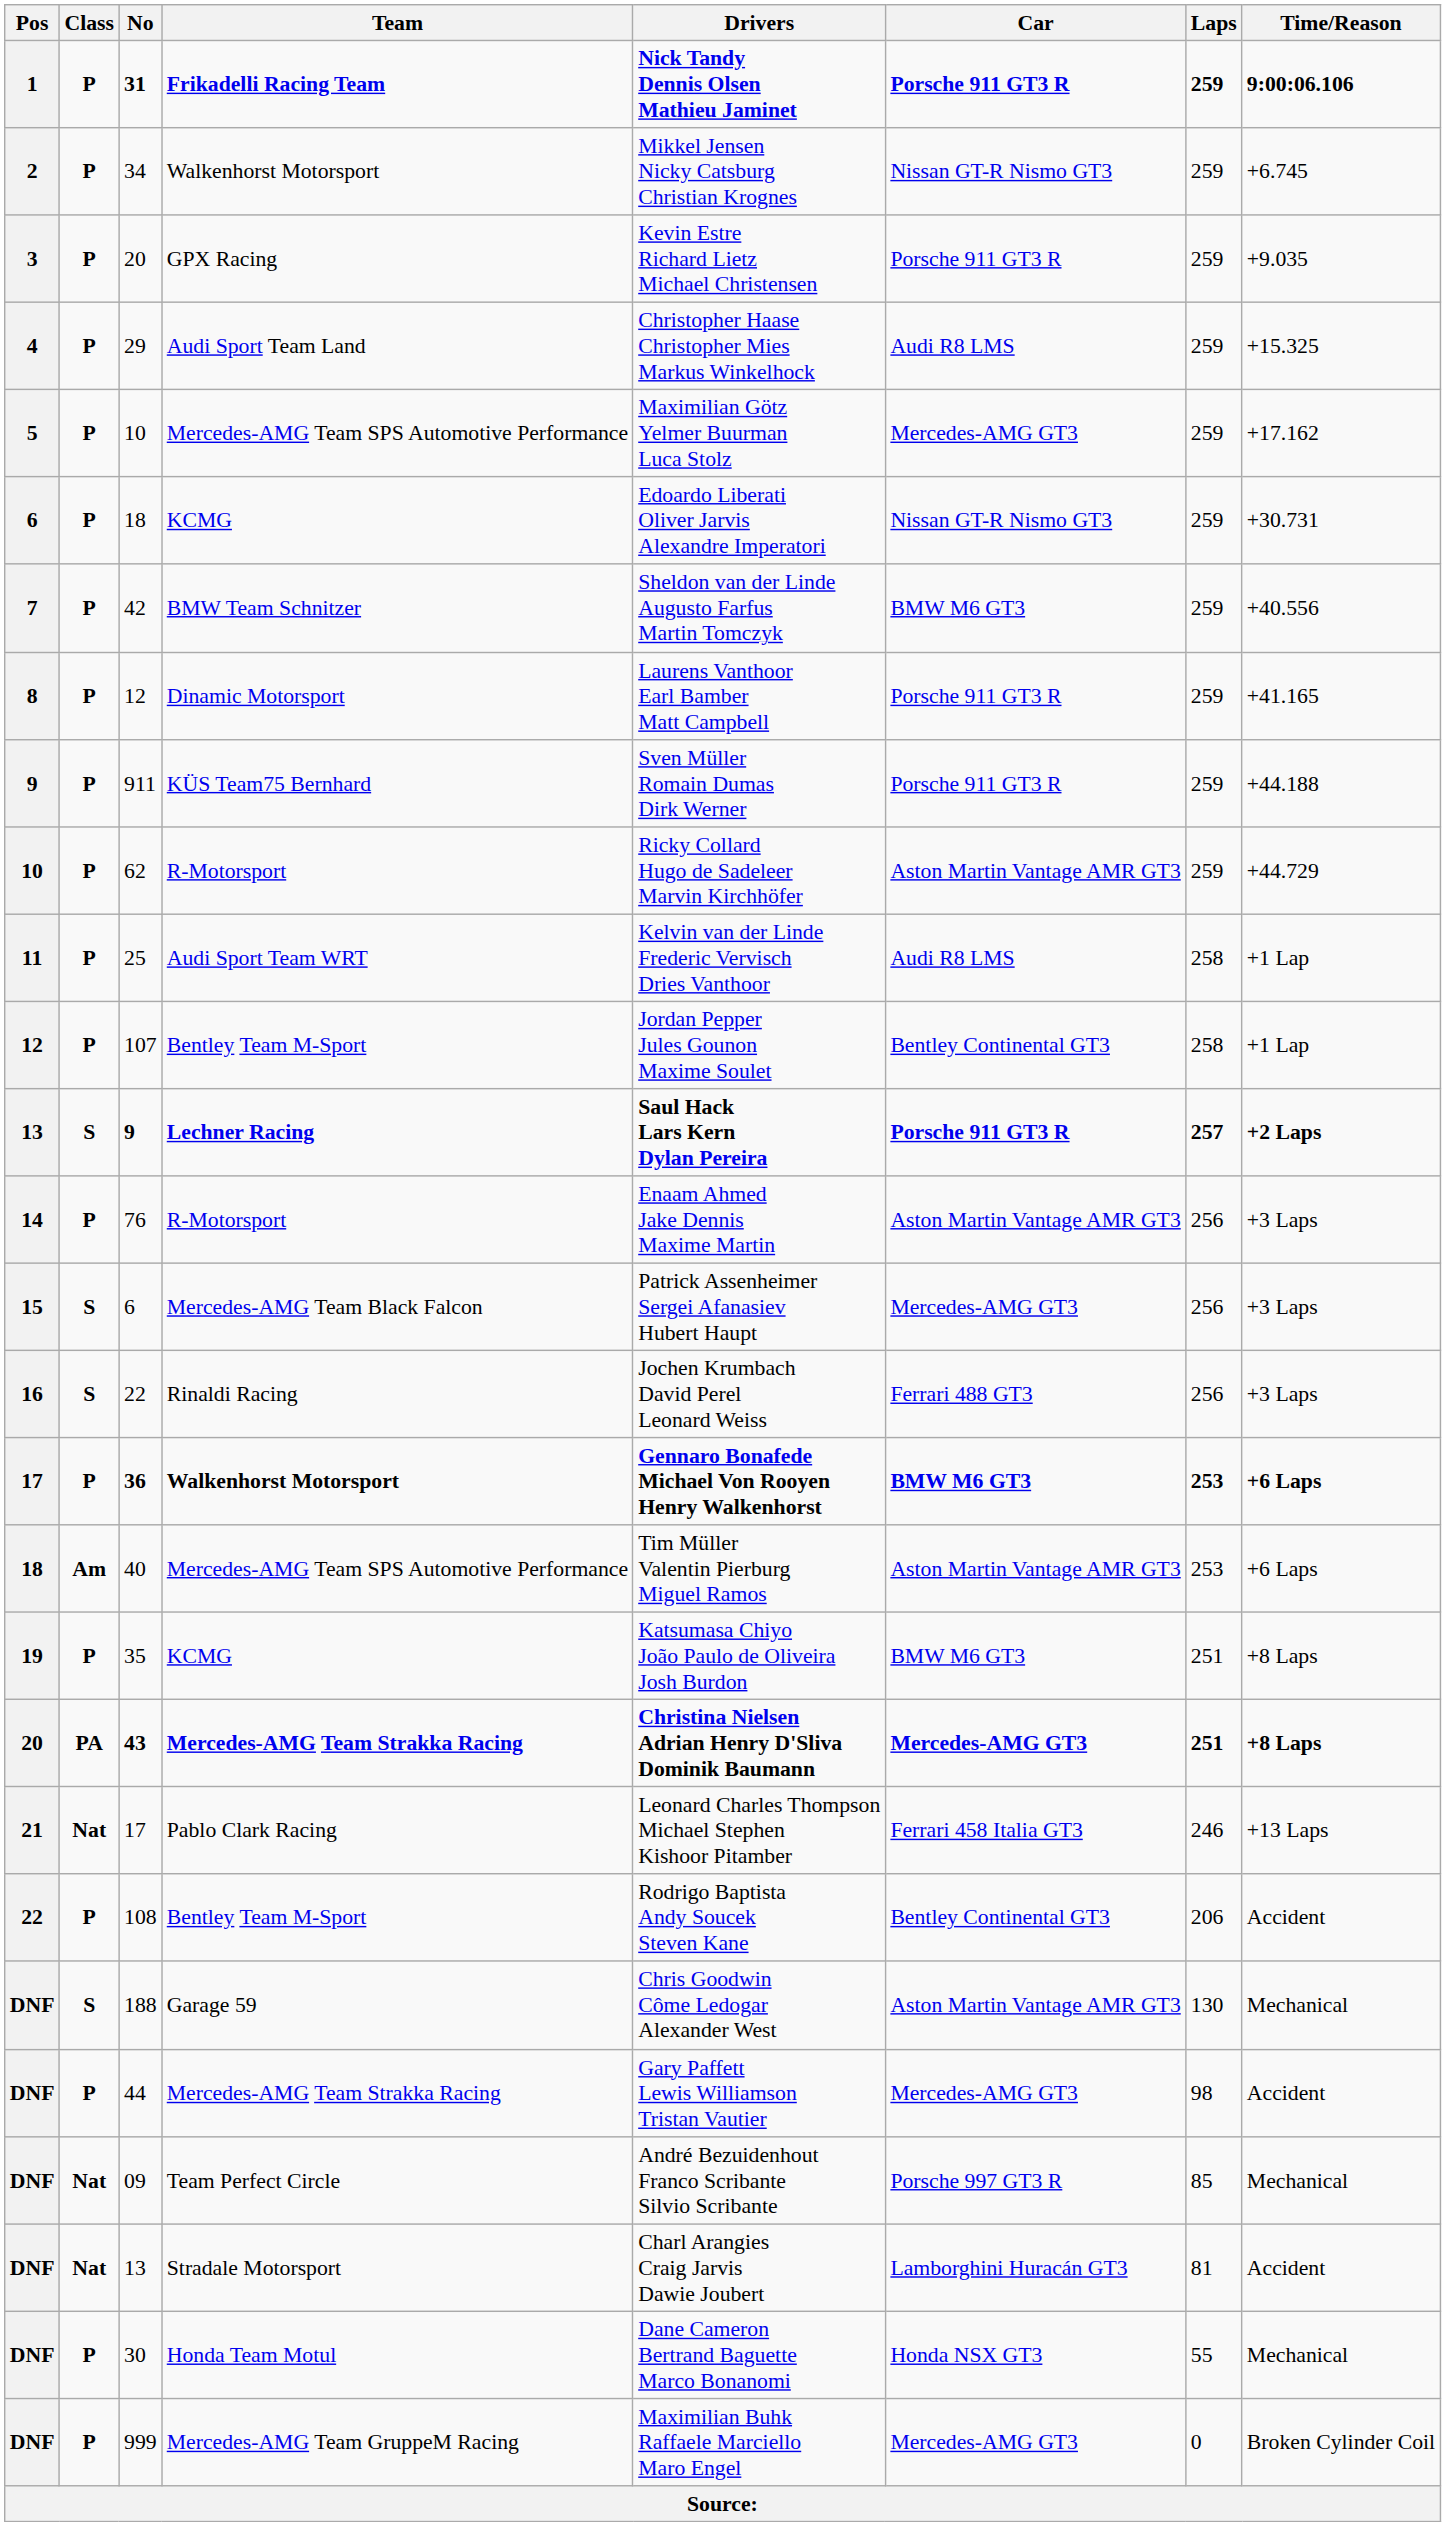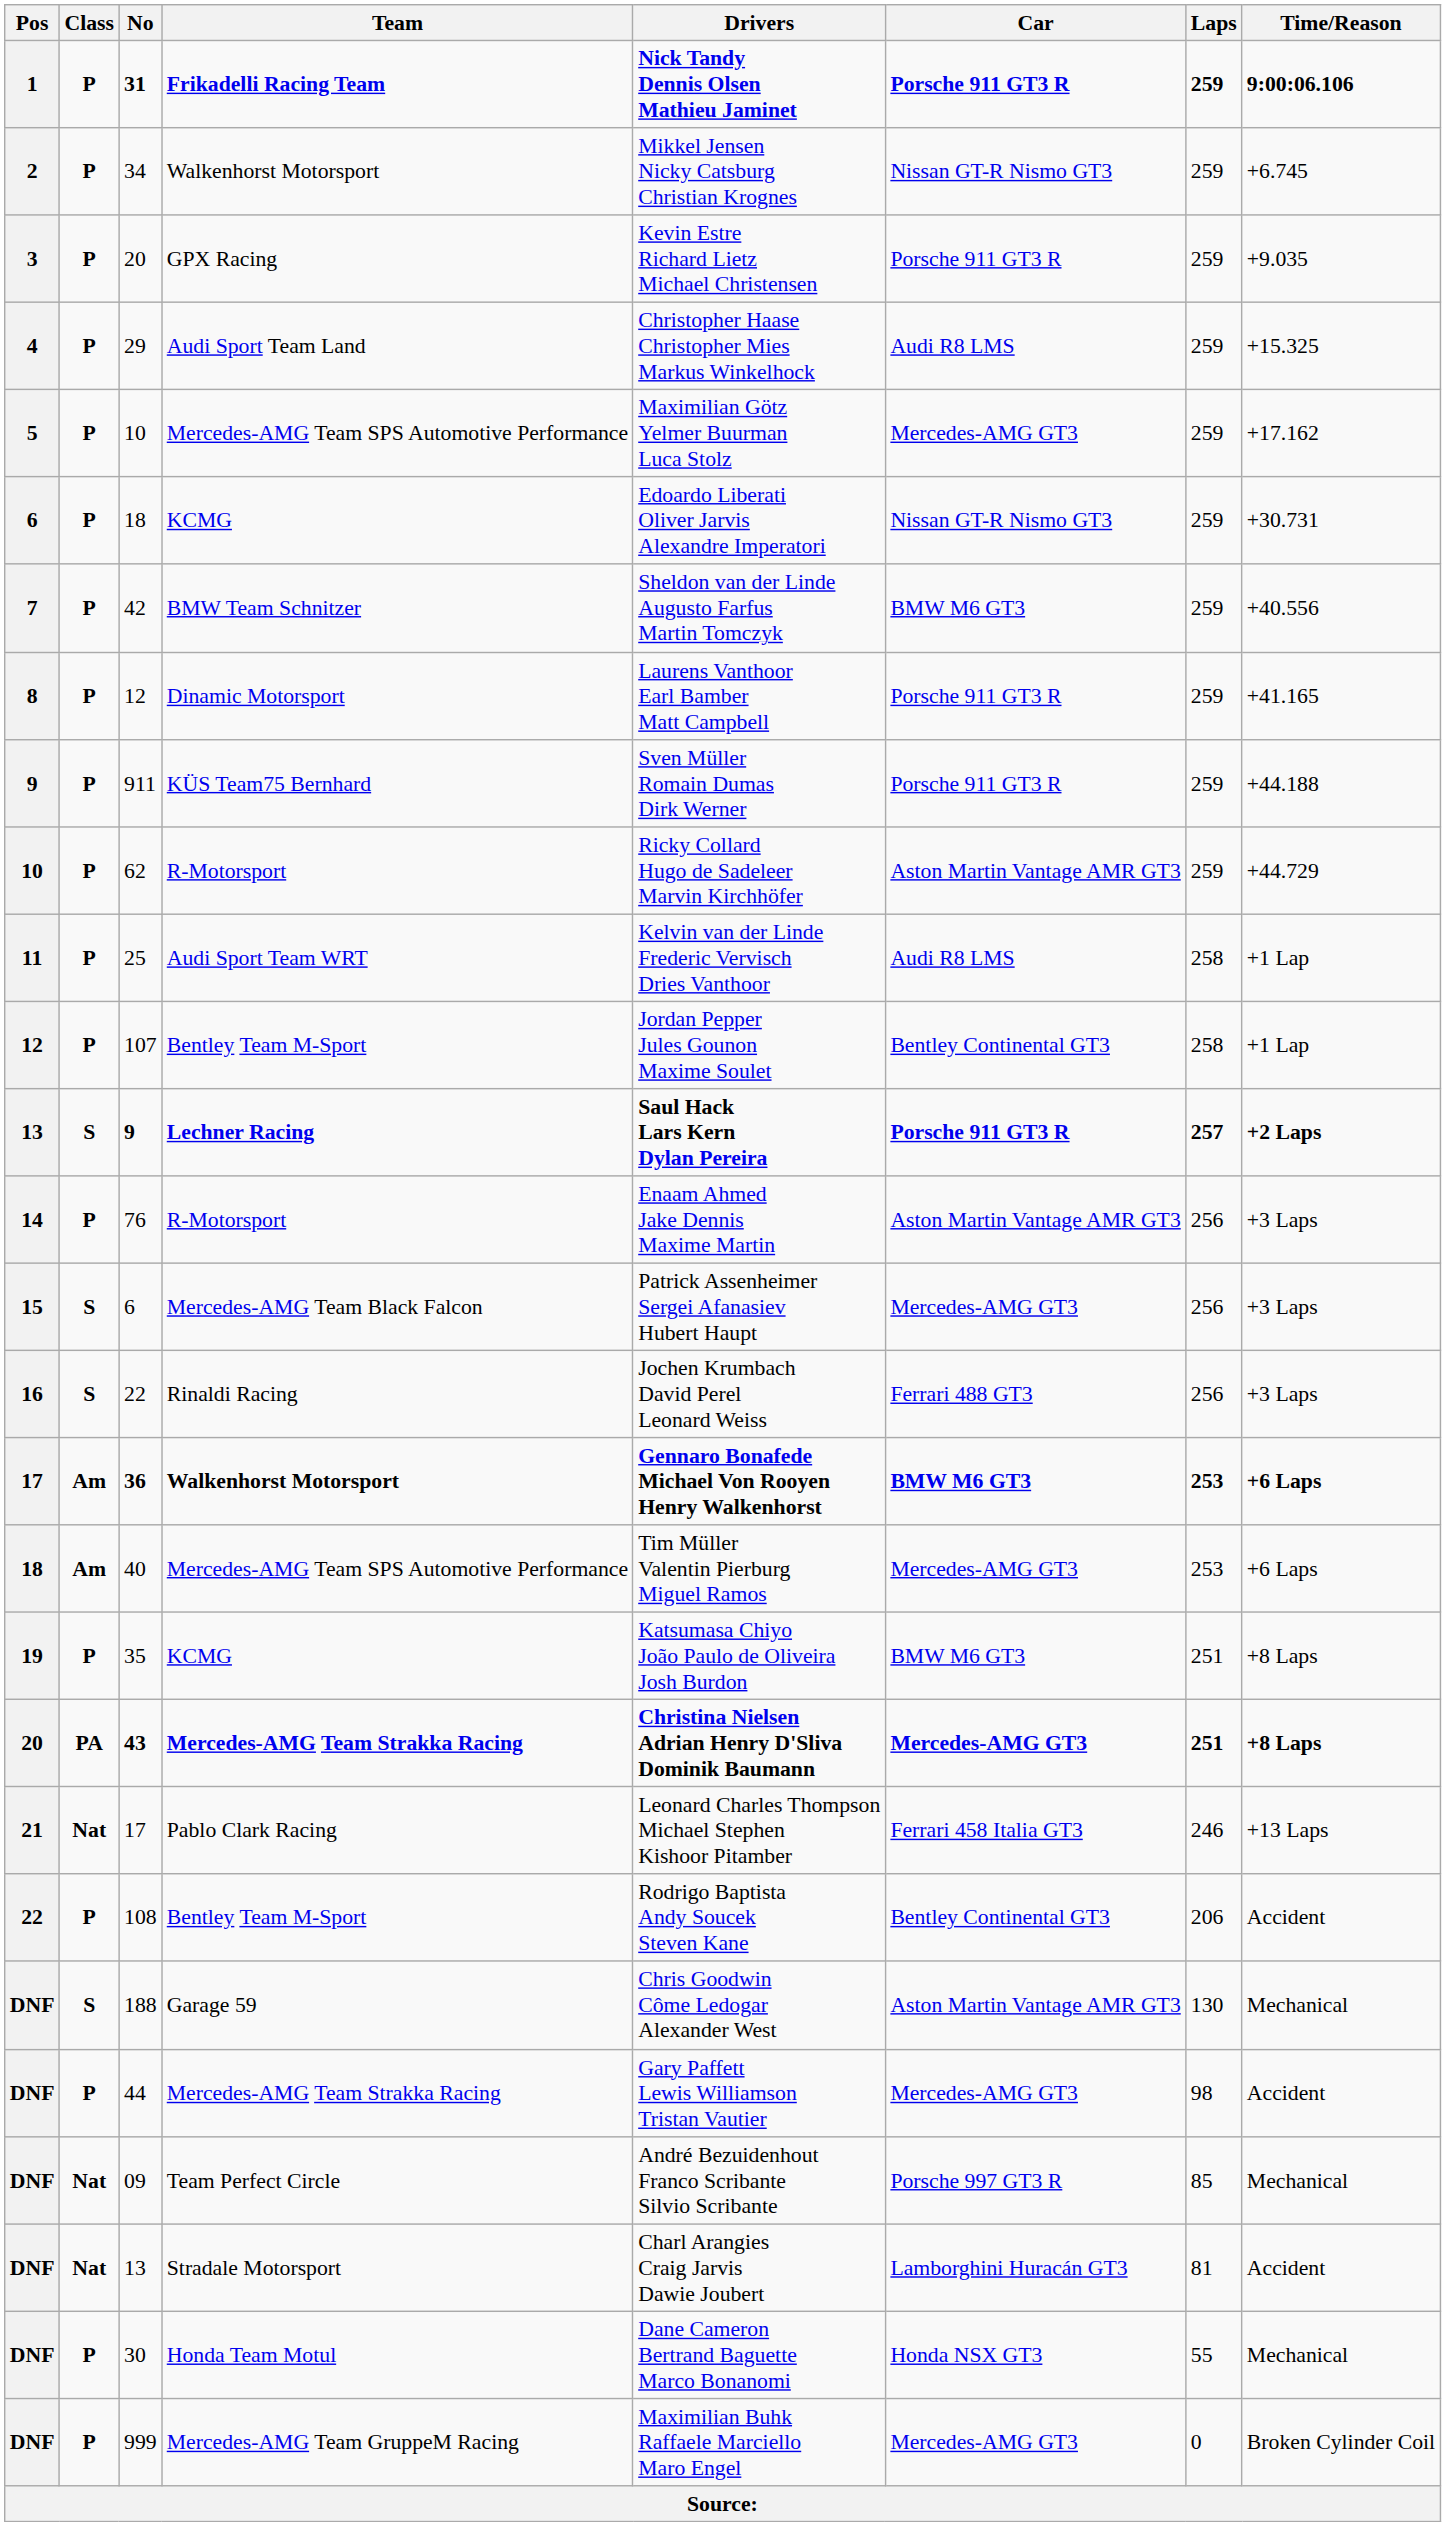(89, 1481) P -> (89, 1481) Am
(1036, 1568) Aston Martin Vantage AMR GT3 -> (984, 1568) Mercedes-AMG GT3
